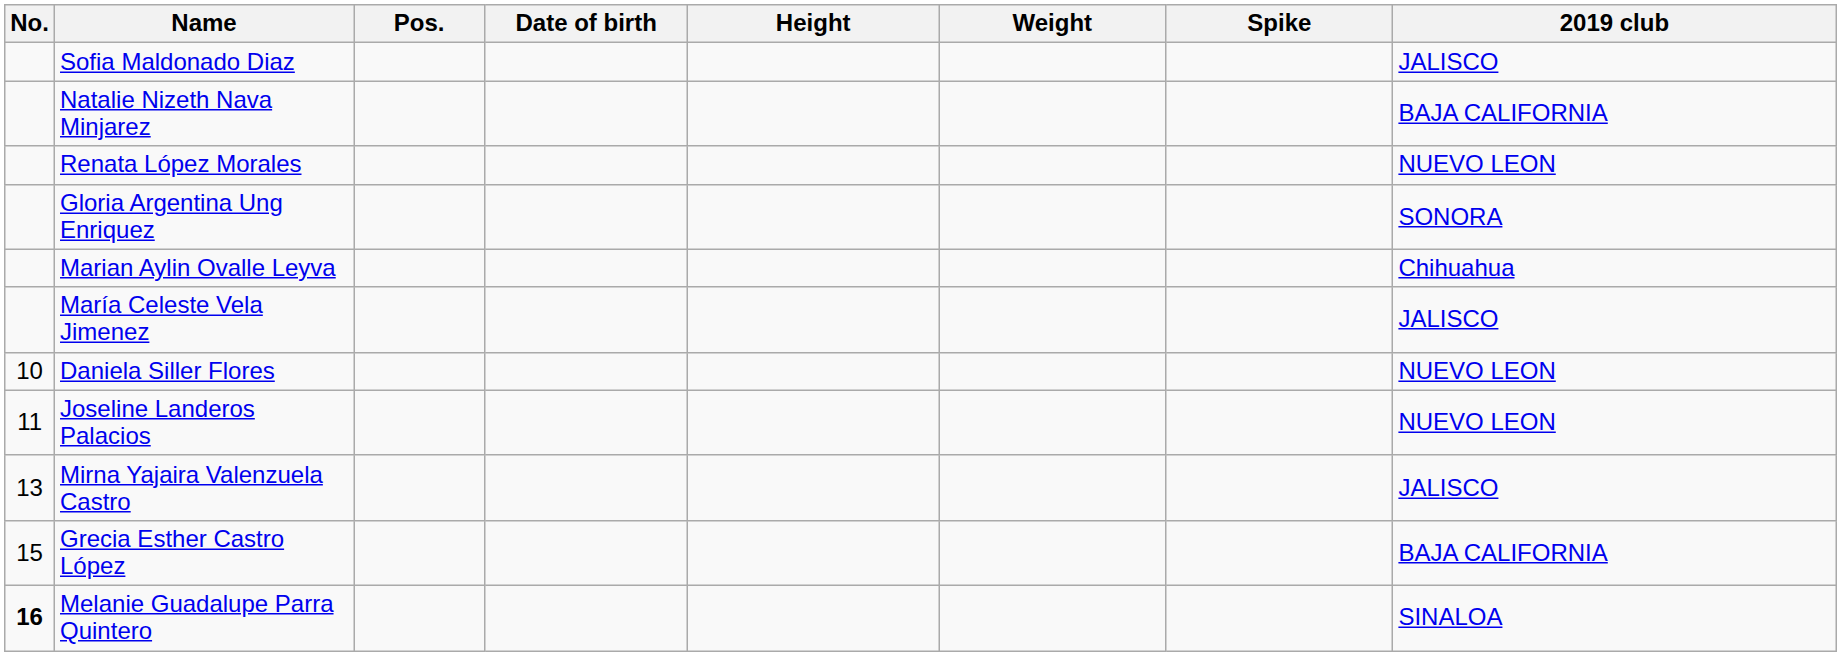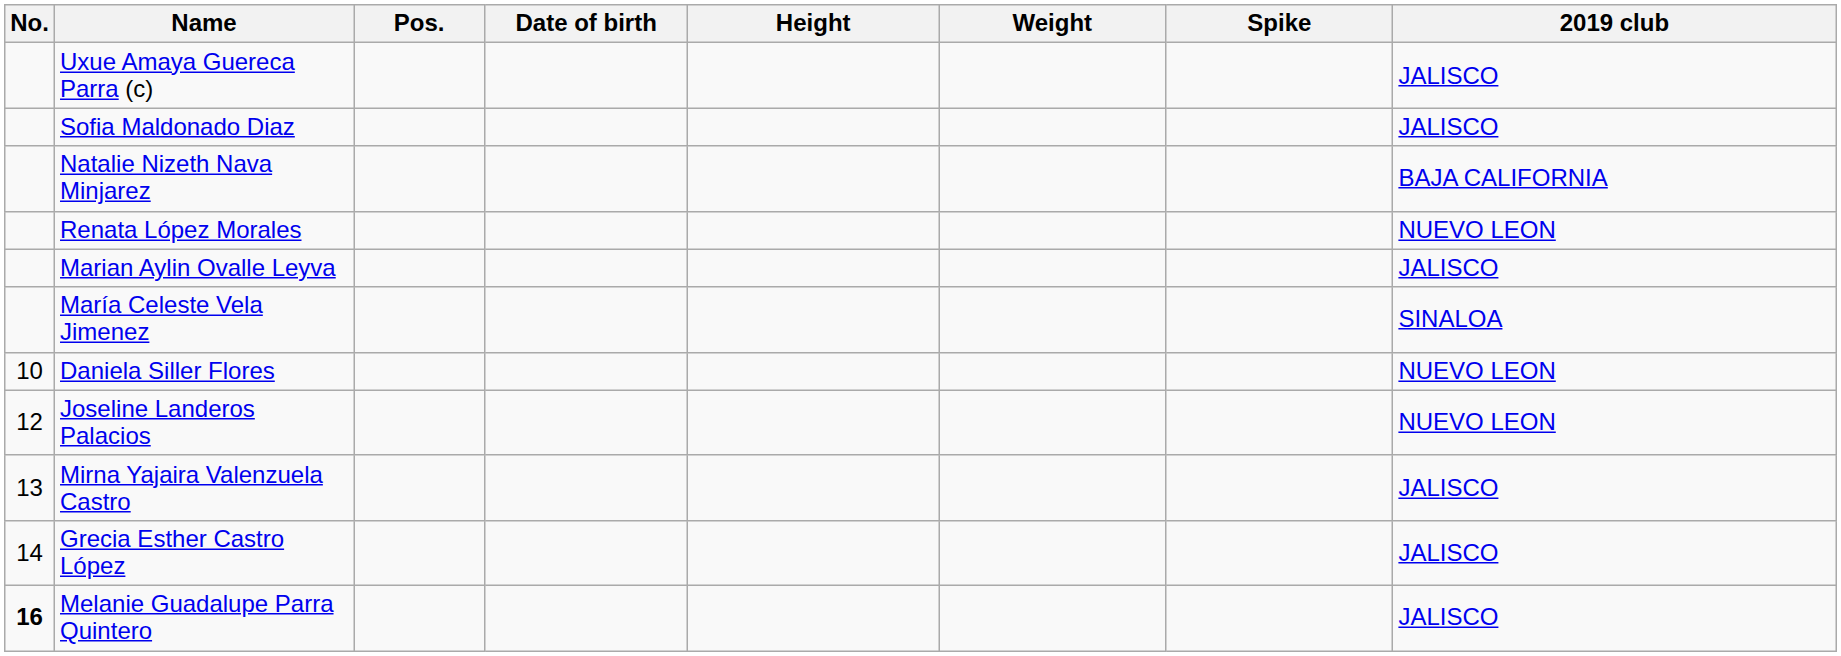+ row: (177, 75)
- row: (171, 216)
(1456, 267) Chihuahua -> (1448, 267) JALISCO
(1448, 319) JALISCO -> (1450, 319) SINALOA
(30, 422) 11 -> (30, 422) 12
(30, 552) 15 -> (30, 552) 14
(1503, 552) BAJA CALIFORNIA -> (1448, 552) JALISCO
(1450, 617) SINALOA -> (1448, 617) JALISCO
